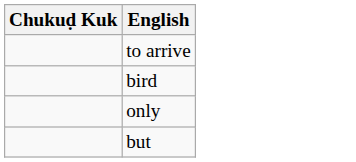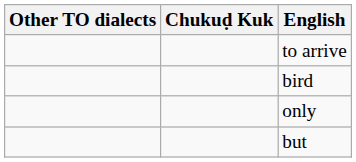+ column: (83, 19)
